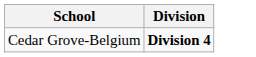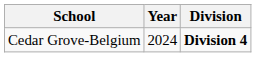+ column: (162, 16)
